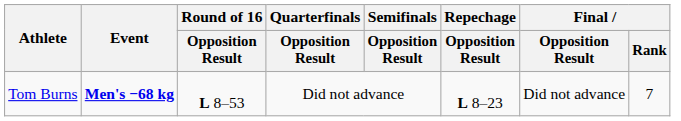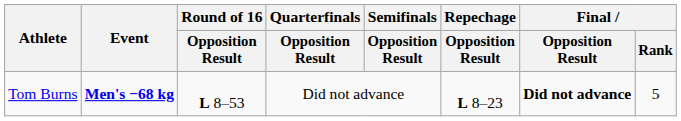(574, 94) normal -> (577, 94) bold
(649, 94) 7 -> (656, 94) 5
